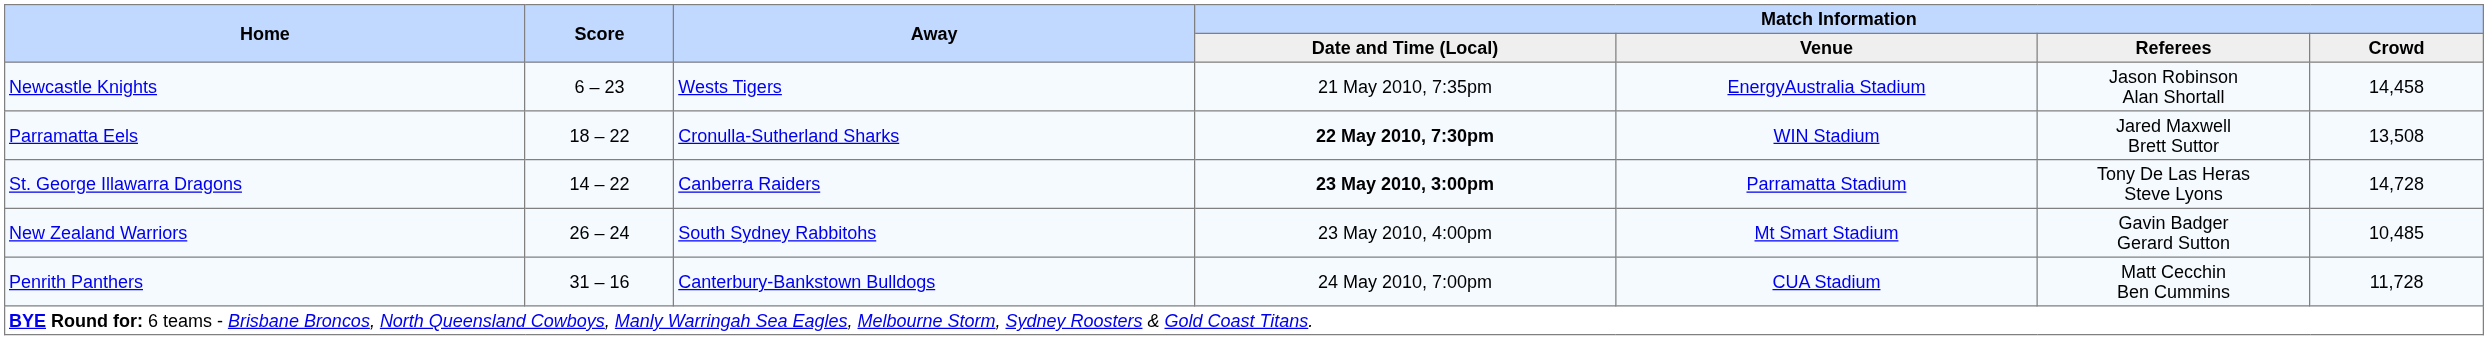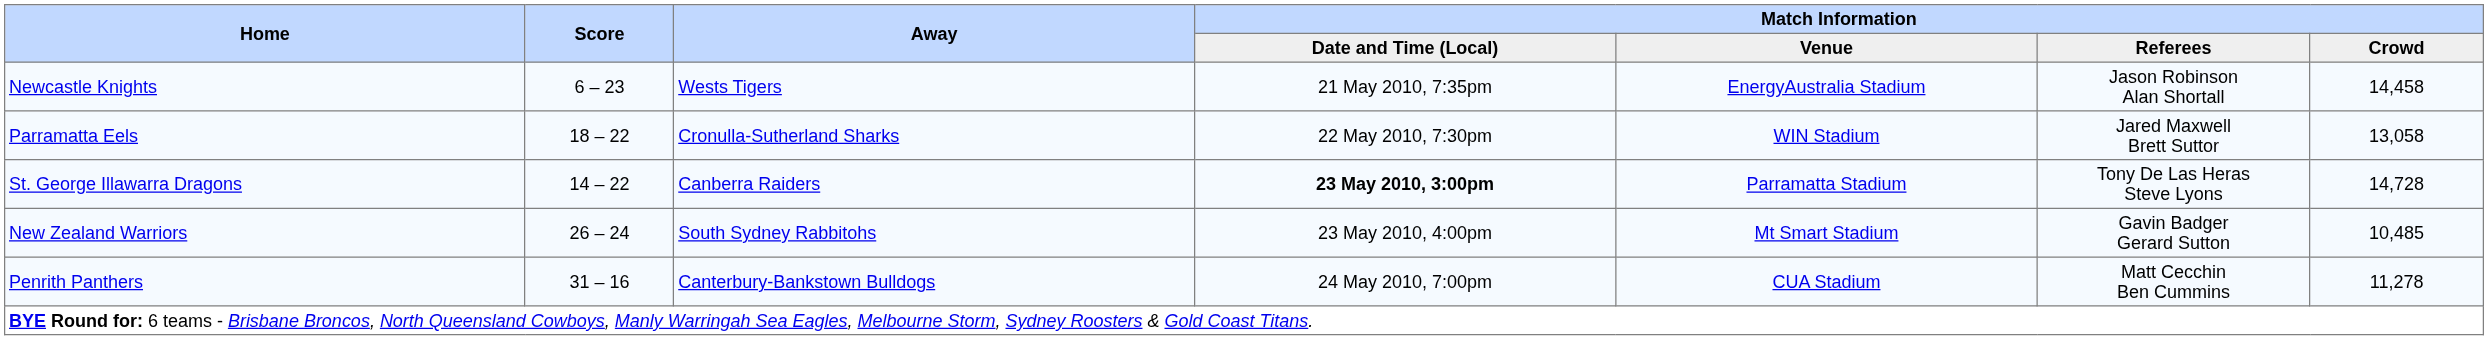(1405, 135) bold -> (1405, 135) normal
(2397, 135) 13,508 -> (2397, 135) 13,058
(2397, 282) 11,728 -> (2397, 282) 11,278
